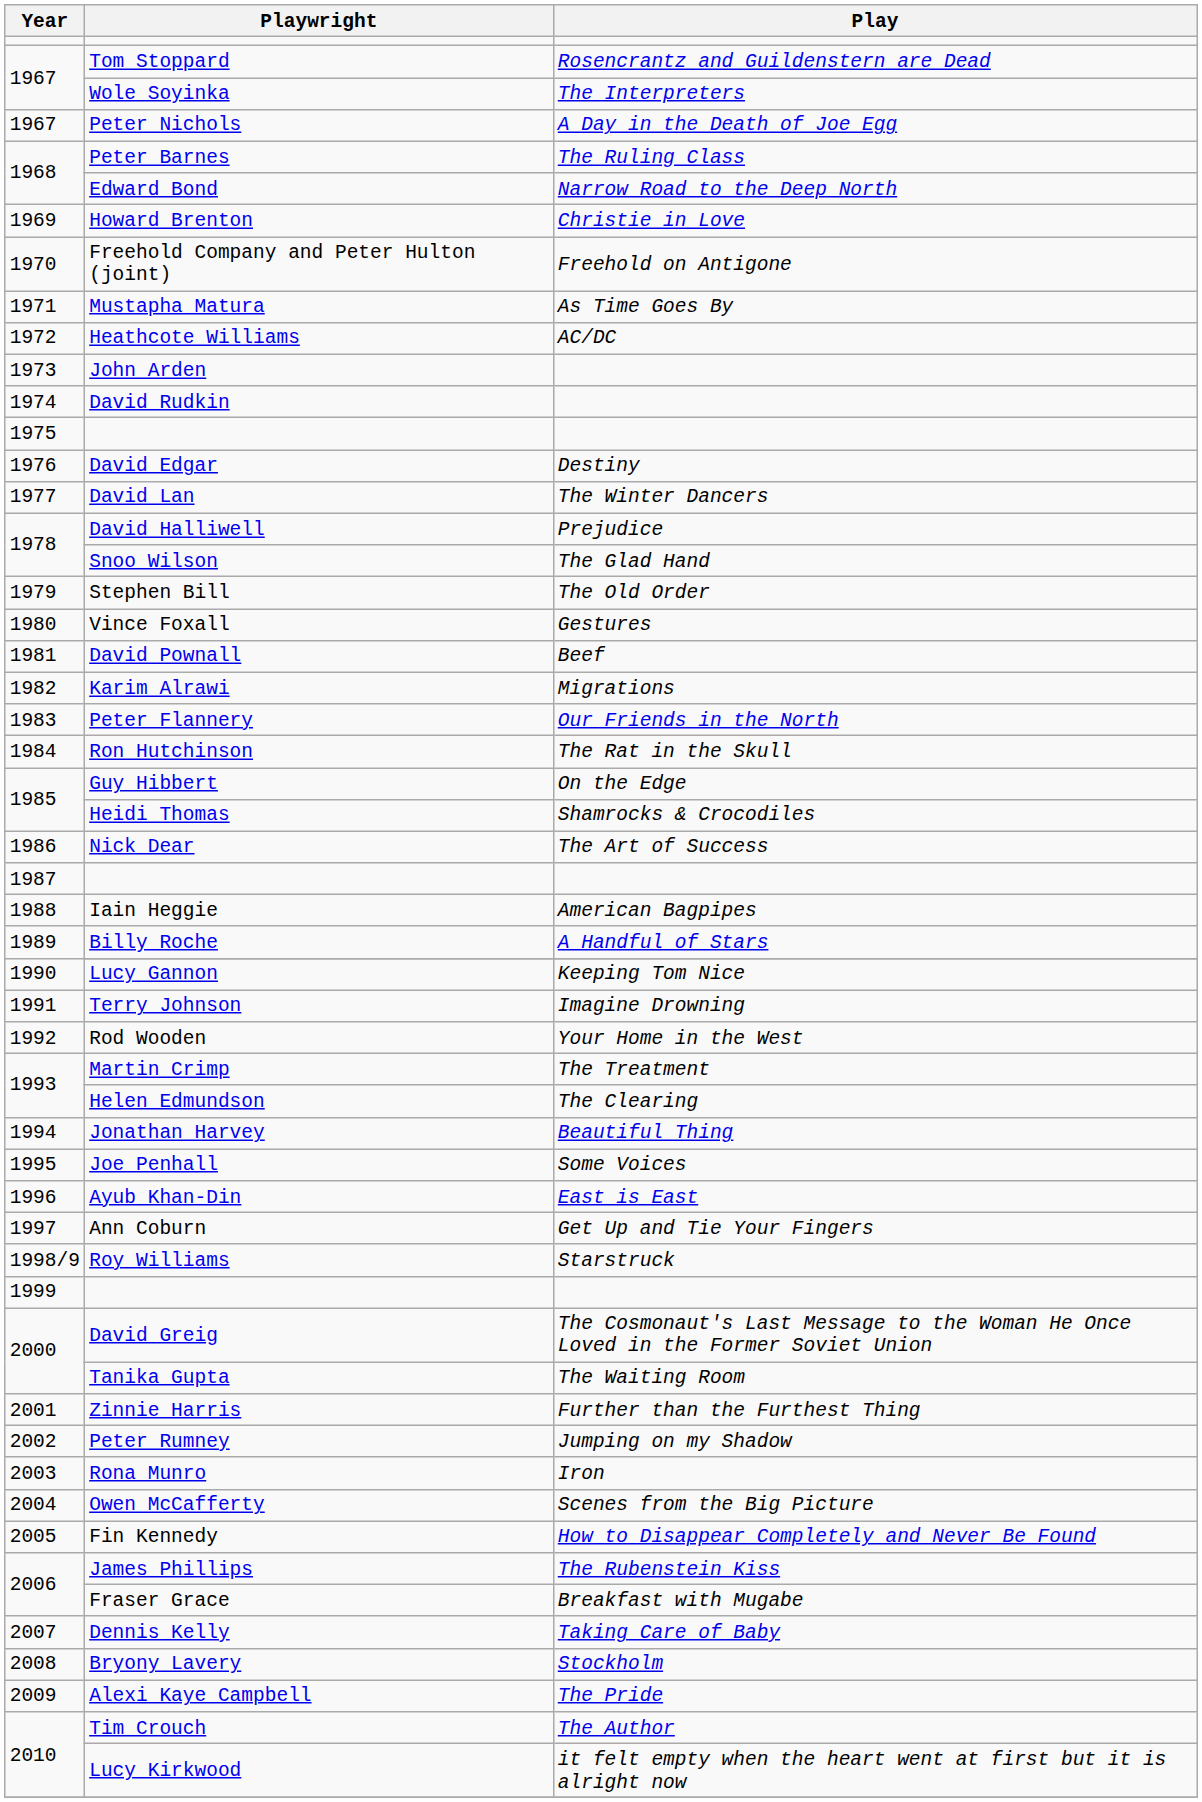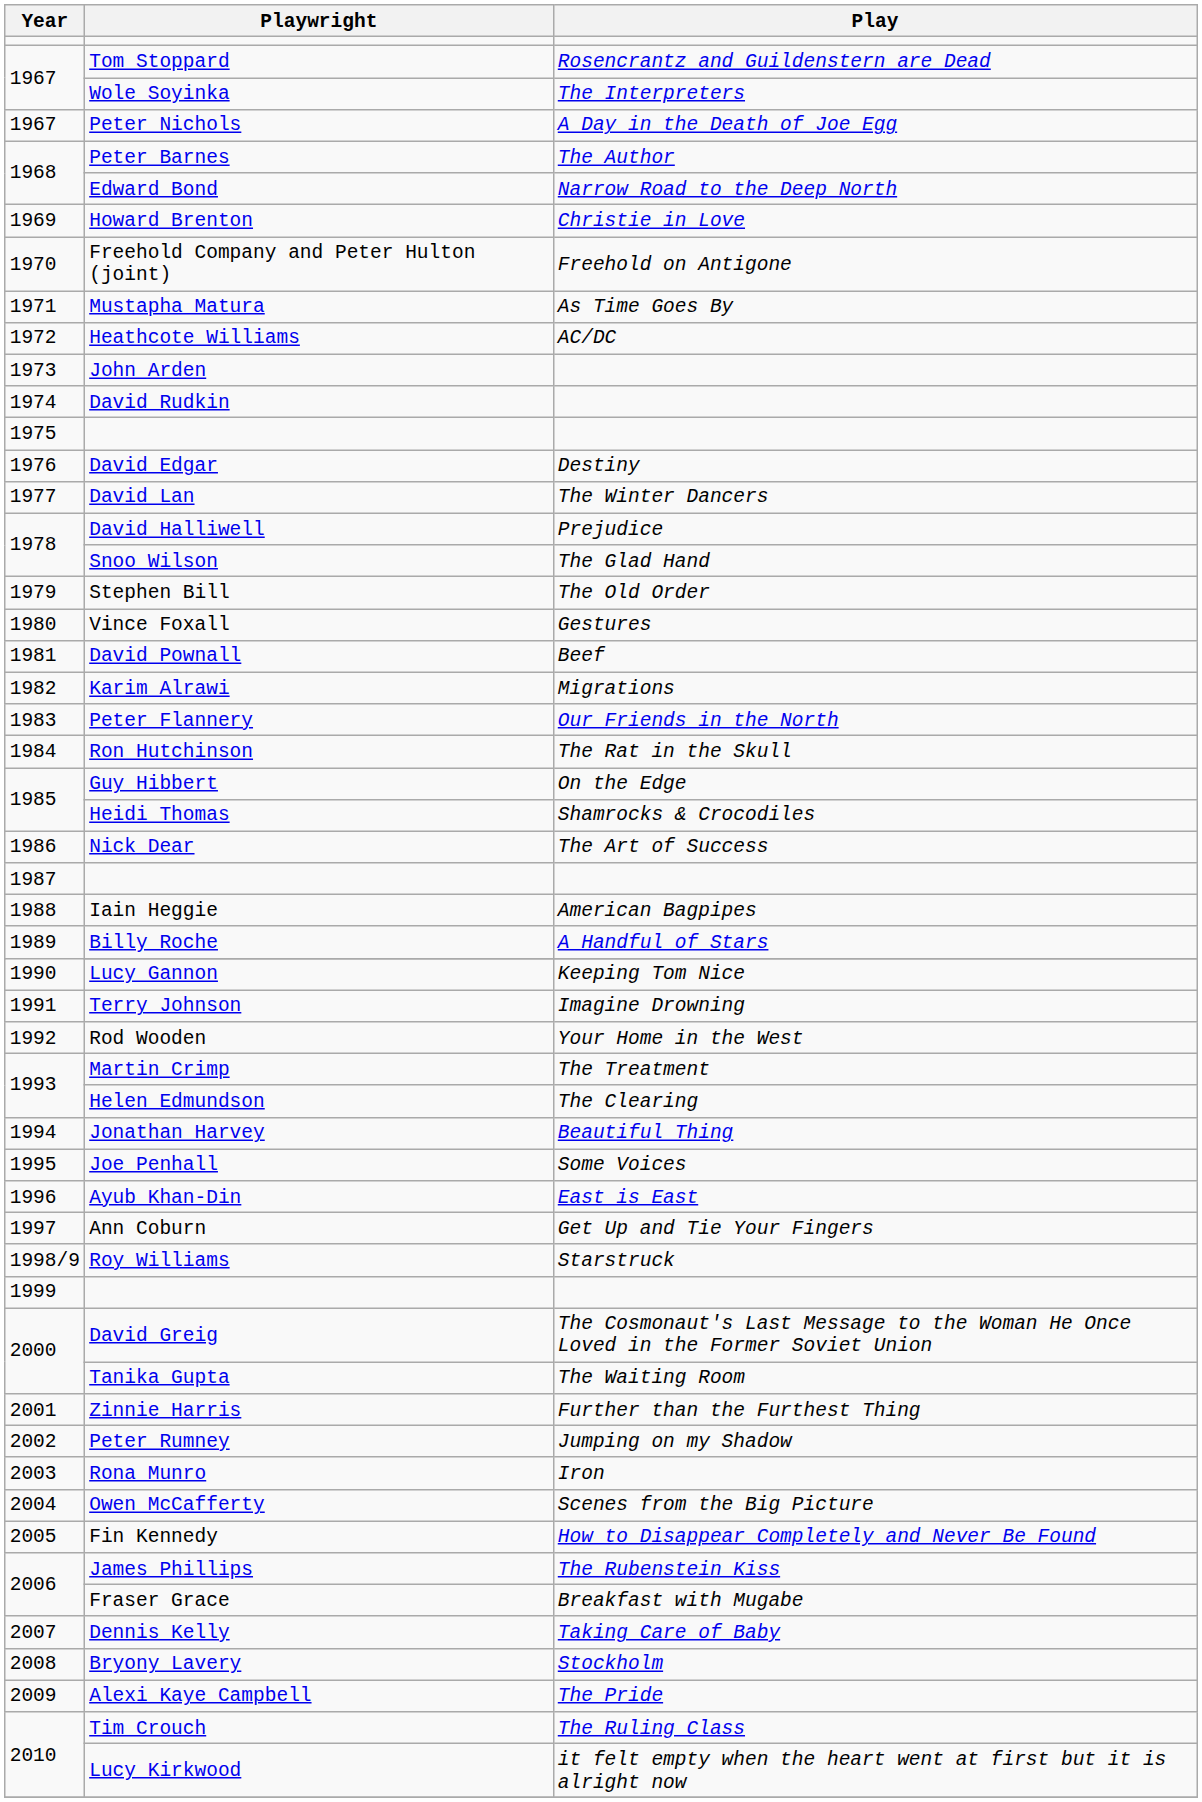(651, 157) The Ruling Class -> (616, 157) The Author
(616, 1728) The Author -> (651, 1728) The Ruling Class
